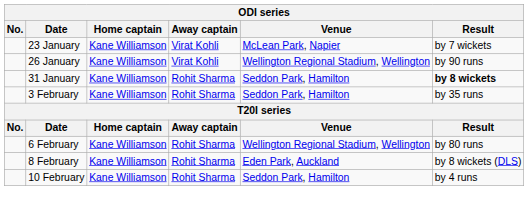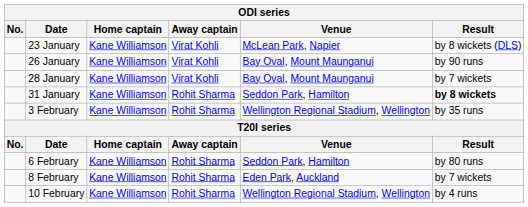(463, 45) by 7 wickets -> (478, 45) by 8 wickets (DLS)
(336, 62) Wellington Regional Stadium, Wellington -> (308, 62) Bay Oval, Mount Maunganui
+ row: (54, 78)
(296, 95) Seddon Park, Hamilton -> (336, 111) Wellington Regional Stadium, Wellington
(336, 144) Wellington Regional Stadium, Wellington -> (296, 161) Seddon Park, Hamilton
(478, 161) by 8 wickets (DLS) -> (463, 177) by 7 wickets
(296, 177) Seddon Park, Hamilton -> (336, 194) Wellington Regional Stadium, Wellington
